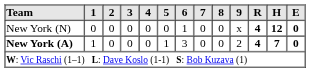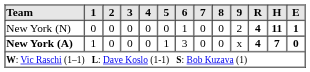(239, 28) x -> (239, 28) 2
(277, 28) 12 -> (277, 28) 11
(296, 28) 0 -> (296, 28) 1
(239, 43) 2 -> (239, 43) x
